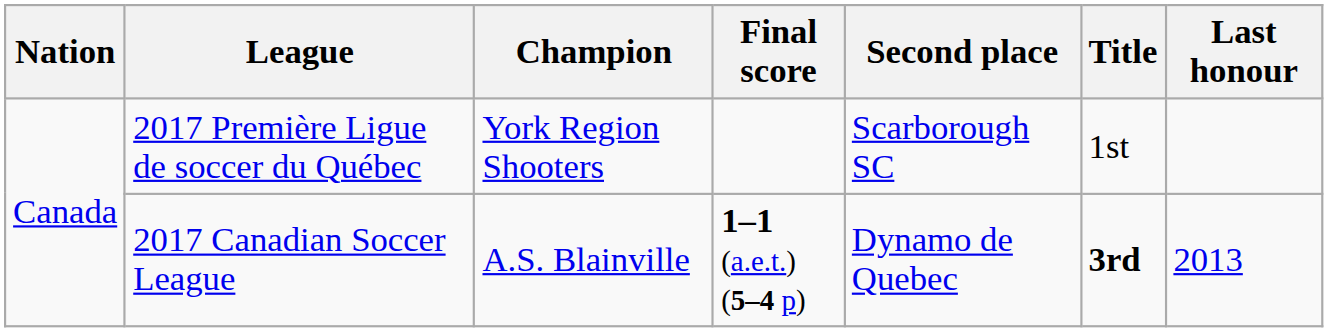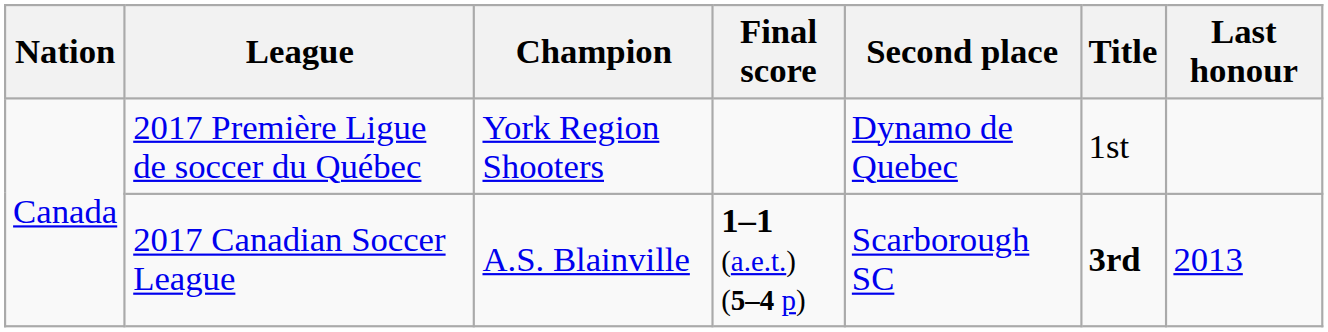(941, 145) Scarborough SC -> (932, 145) Dynamo de Quebec
(932, 259) Dynamo de Quebec -> (941, 259) Scarborough SC
